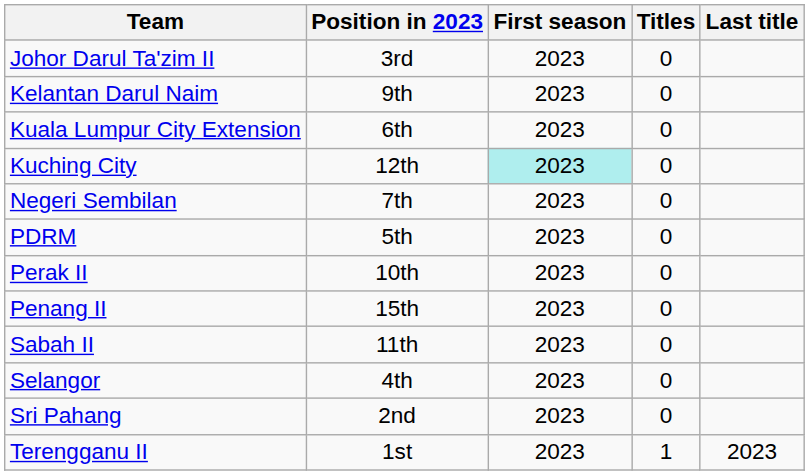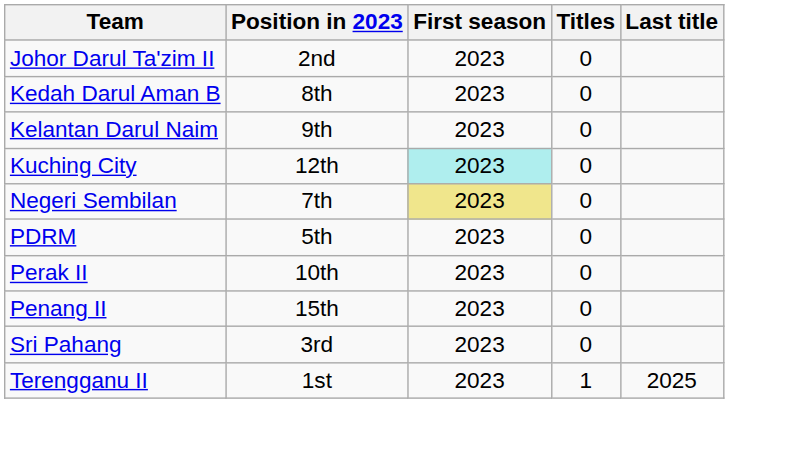(397, 58) 3rd -> (317, 58) 2nd
+ row: (115, 93)
- row: (155, 129)
(560, 201) no background -> (480, 201) khaki background
- row: (52, 344)
- row: (55, 380)
(397, 415) 2nd -> (317, 344) 3rd
(752, 451) 2023 -> (672, 380) 2025
